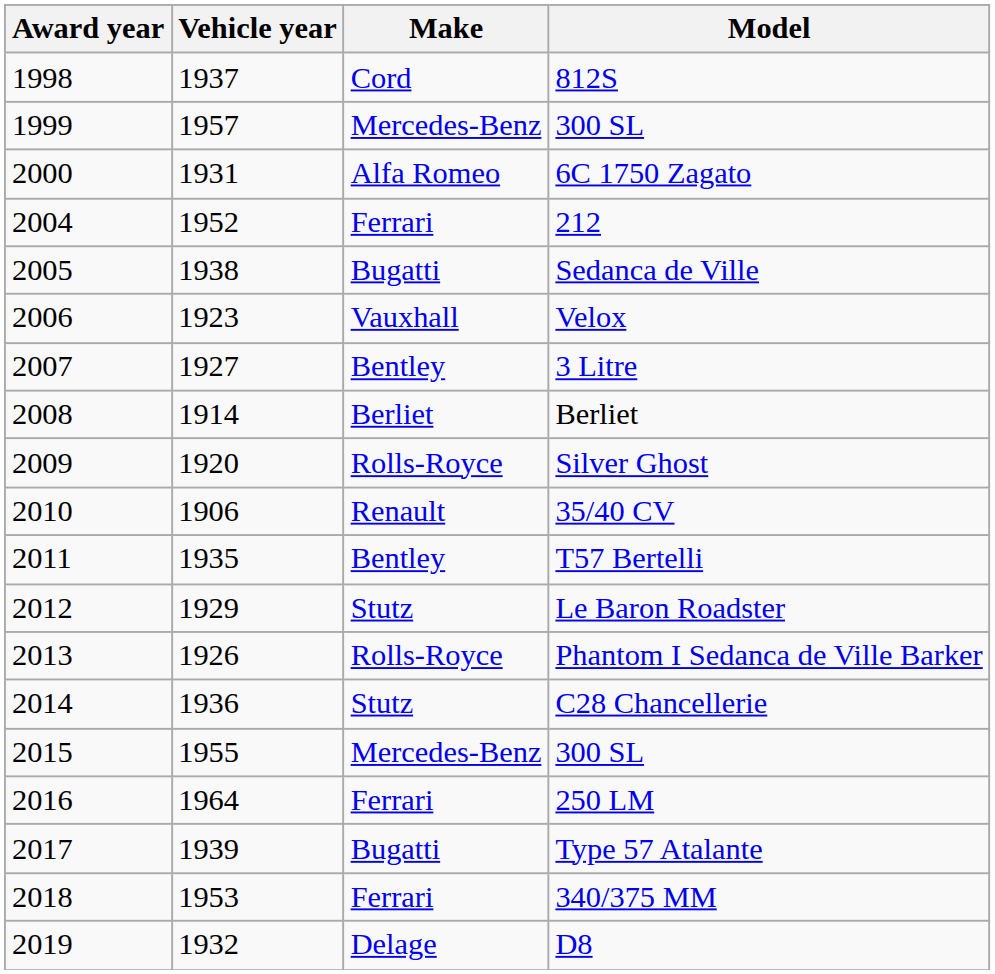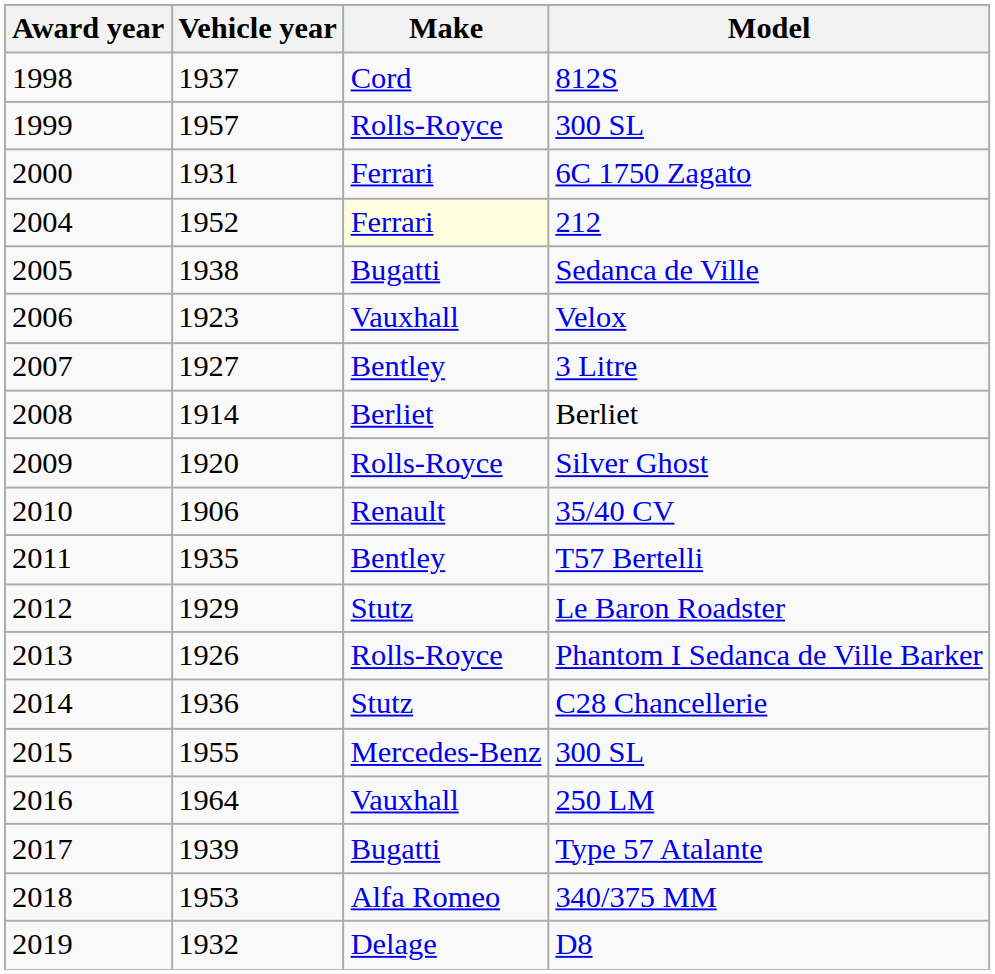(446, 125) Mercedes-Benz -> (427, 125) Rolls-Royce
(425, 173) Alfa Romeo -> (392, 173) Ferrari
(392, 221) no background -> (392, 221) lightyellow background
(392, 800) Ferrari -> (405, 800) Vauxhall
(392, 896) Ferrari -> (425, 896) Alfa Romeo
